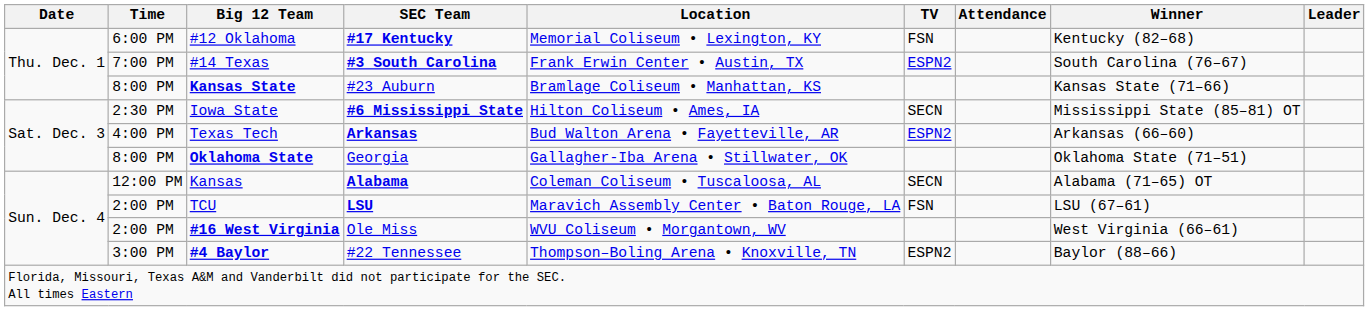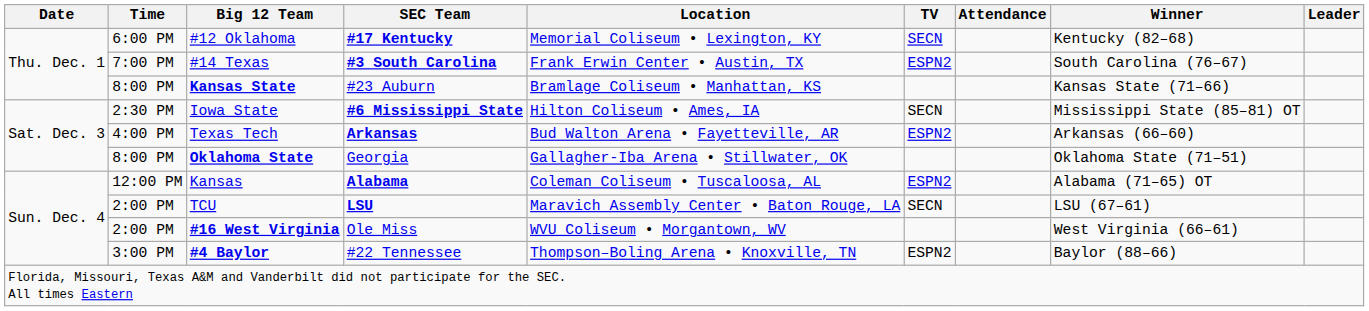(921, 41) FSN -> (925, 41) SECN
(925, 183) SECN -> (929, 183) ESPN2
(921, 207) FSN -> (925, 207) SECN
